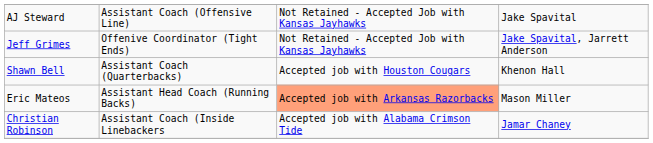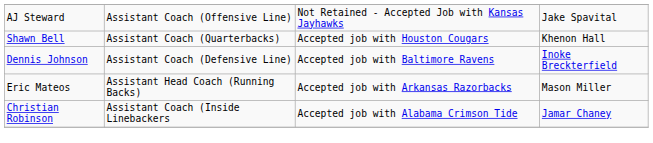- row: (39, 45)
+ row: (47, 60)
(386, 98) lightsalmon background -> (405, 87) no background
